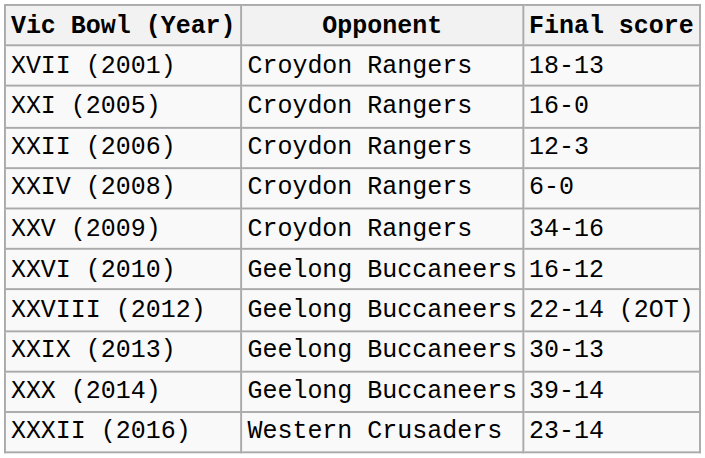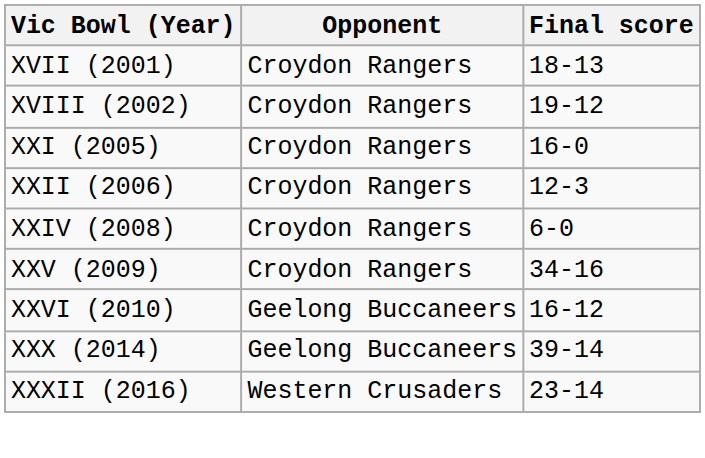+ row: (101, 107)
- row: (108, 310)
- row: (93, 351)
